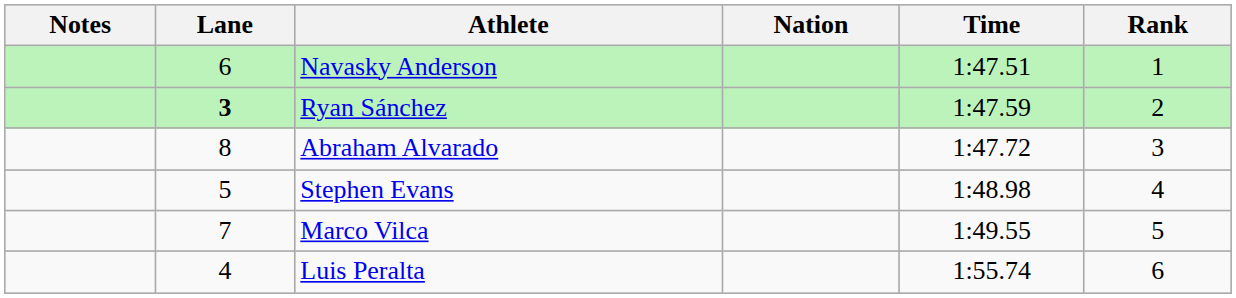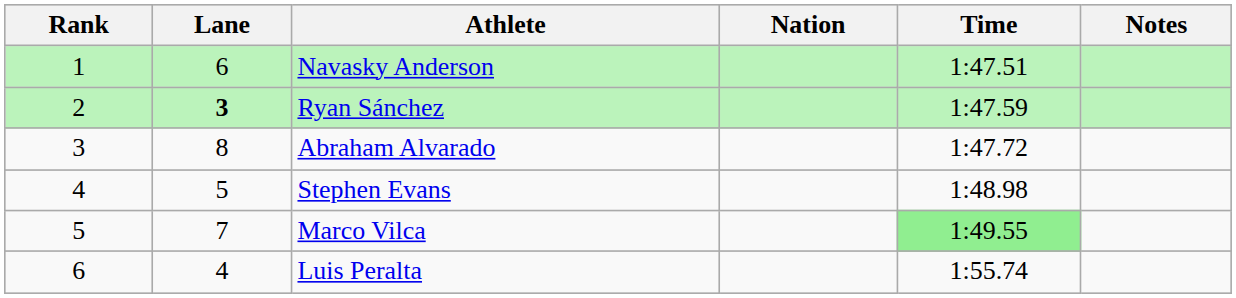columns swapped: (1158, 25) <-> (80, 25)
(992, 230) no background -> (989, 230) lightgreen background
